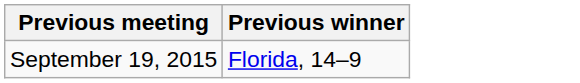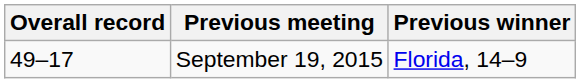+ column: (88, 22)
